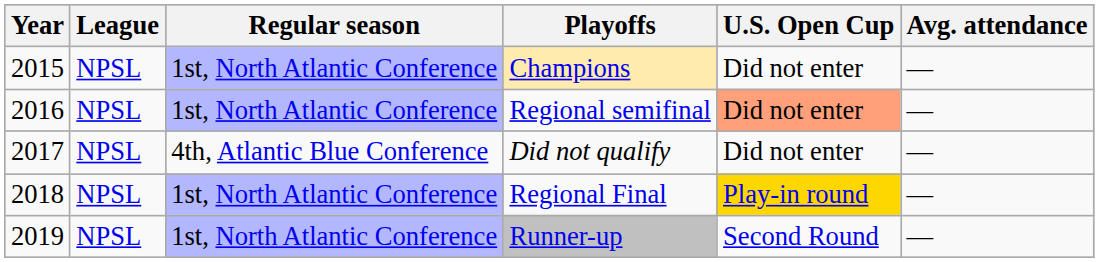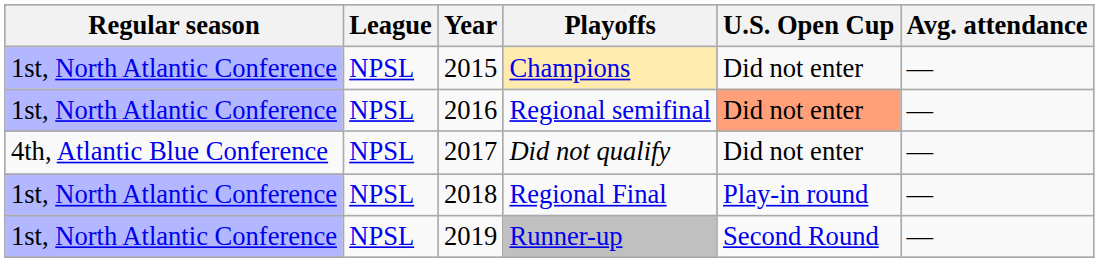columns swapped: (37, 25) <-> (334, 25)
(796, 194) gold background -> (796, 194) no background
